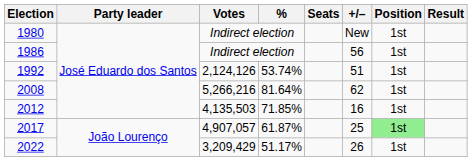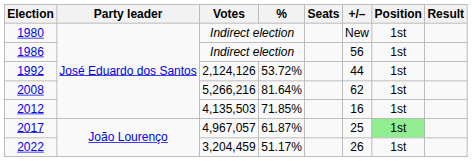(282, 71) 53.74% -> (282, 71) 53.72%
(357, 71) 51 -> (357, 71) 44
(229, 128) 4,907,057 -> (229, 128) 4,967,057
(229, 147) 3,209,429 -> (229, 147) 3,204,459
